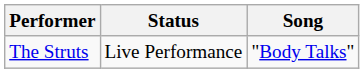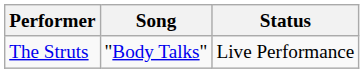columns swapped: (303, 19) <-> (173, 19)
